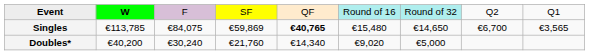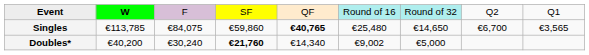(246, 28) €59,869 -> (246, 28) €59,860
(369, 28) €15,480 -> (369, 28) €25,480
(246, 43) normal -> (246, 43) bold
(369, 43) €9,020 -> (369, 43) €9,002
